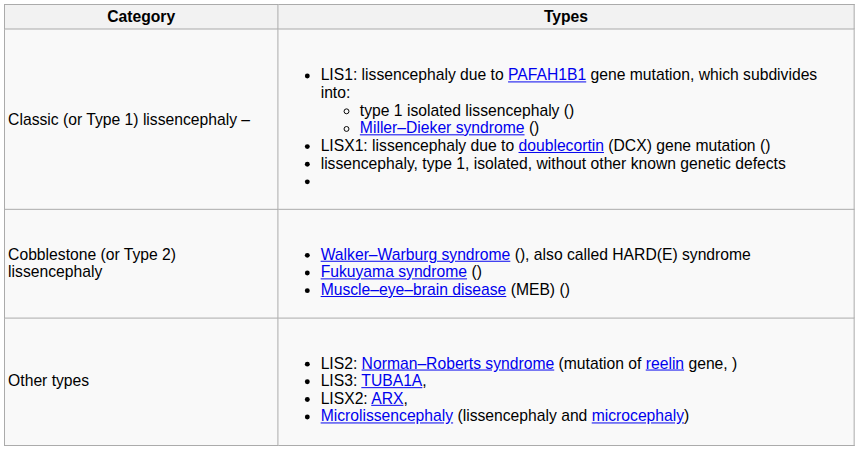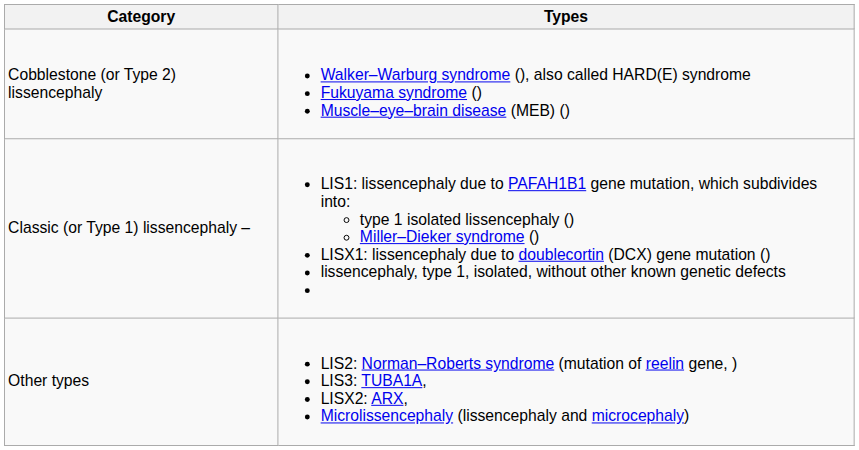rows swapped: (129, 119) <-> (92, 263)
